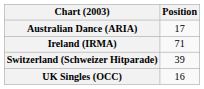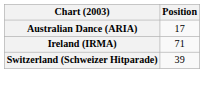- row: (82, 76)
